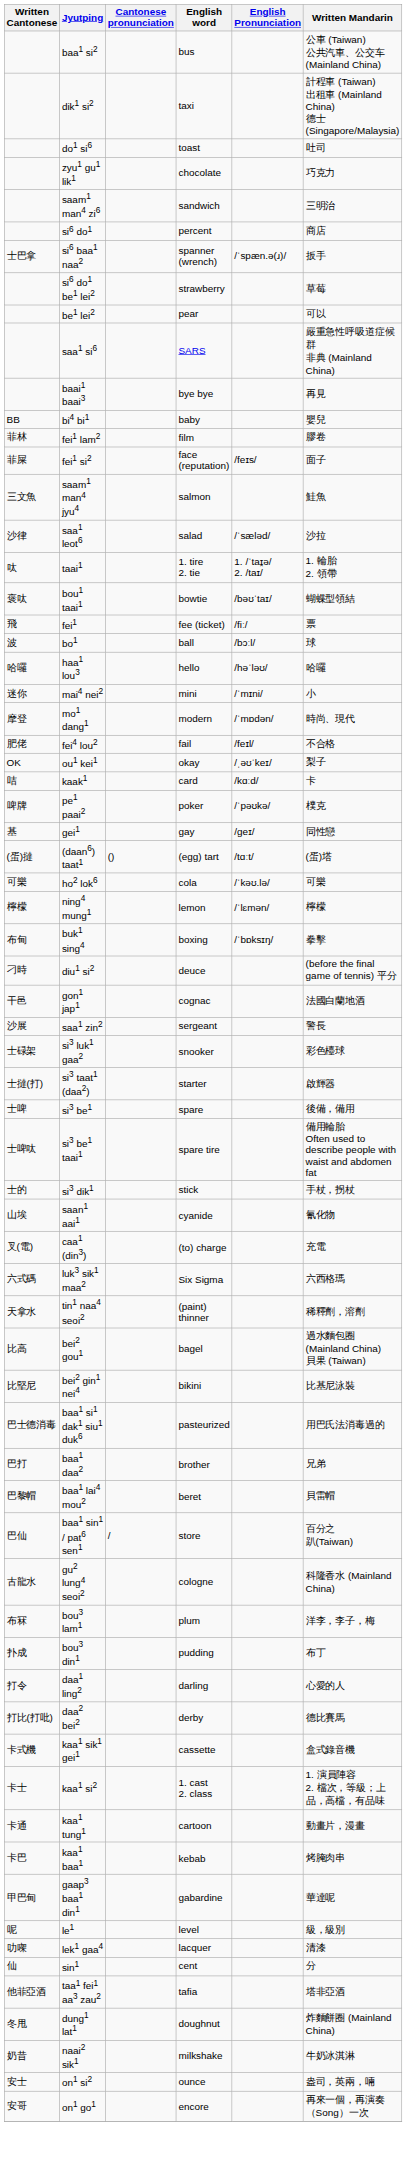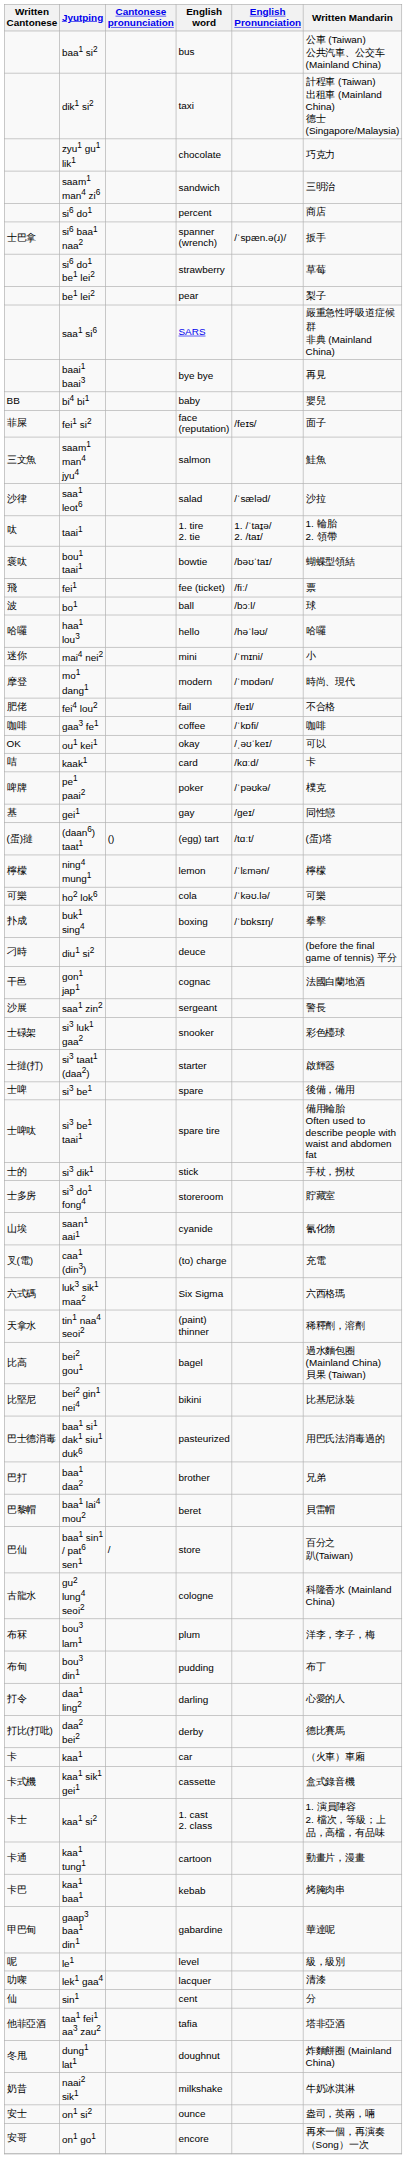- row: (77, 148)
(316, 313) 可以 -> (316, 295) 梨子
- row: (81, 438)
+ row: (80, 725)
(316, 762) 梨子 -> (316, 744) 可以
rows swapped: (80, 882) <-> (77, 907)
(17, 939) 布甸 -> (17, 921) 扑成
+ row: (77, 1197)
(17, 1653) 扑成 -> (17, 1667) 布甸
+ row: (72, 1757)
